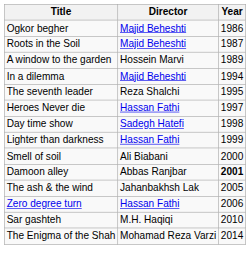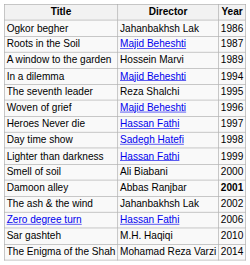(153, 28) Majid Beheshti -> (160, 28) Jahanbakhsh Lak
+ row: (39, 108)
(232, 188) 2005 -> (232, 204) 2002
